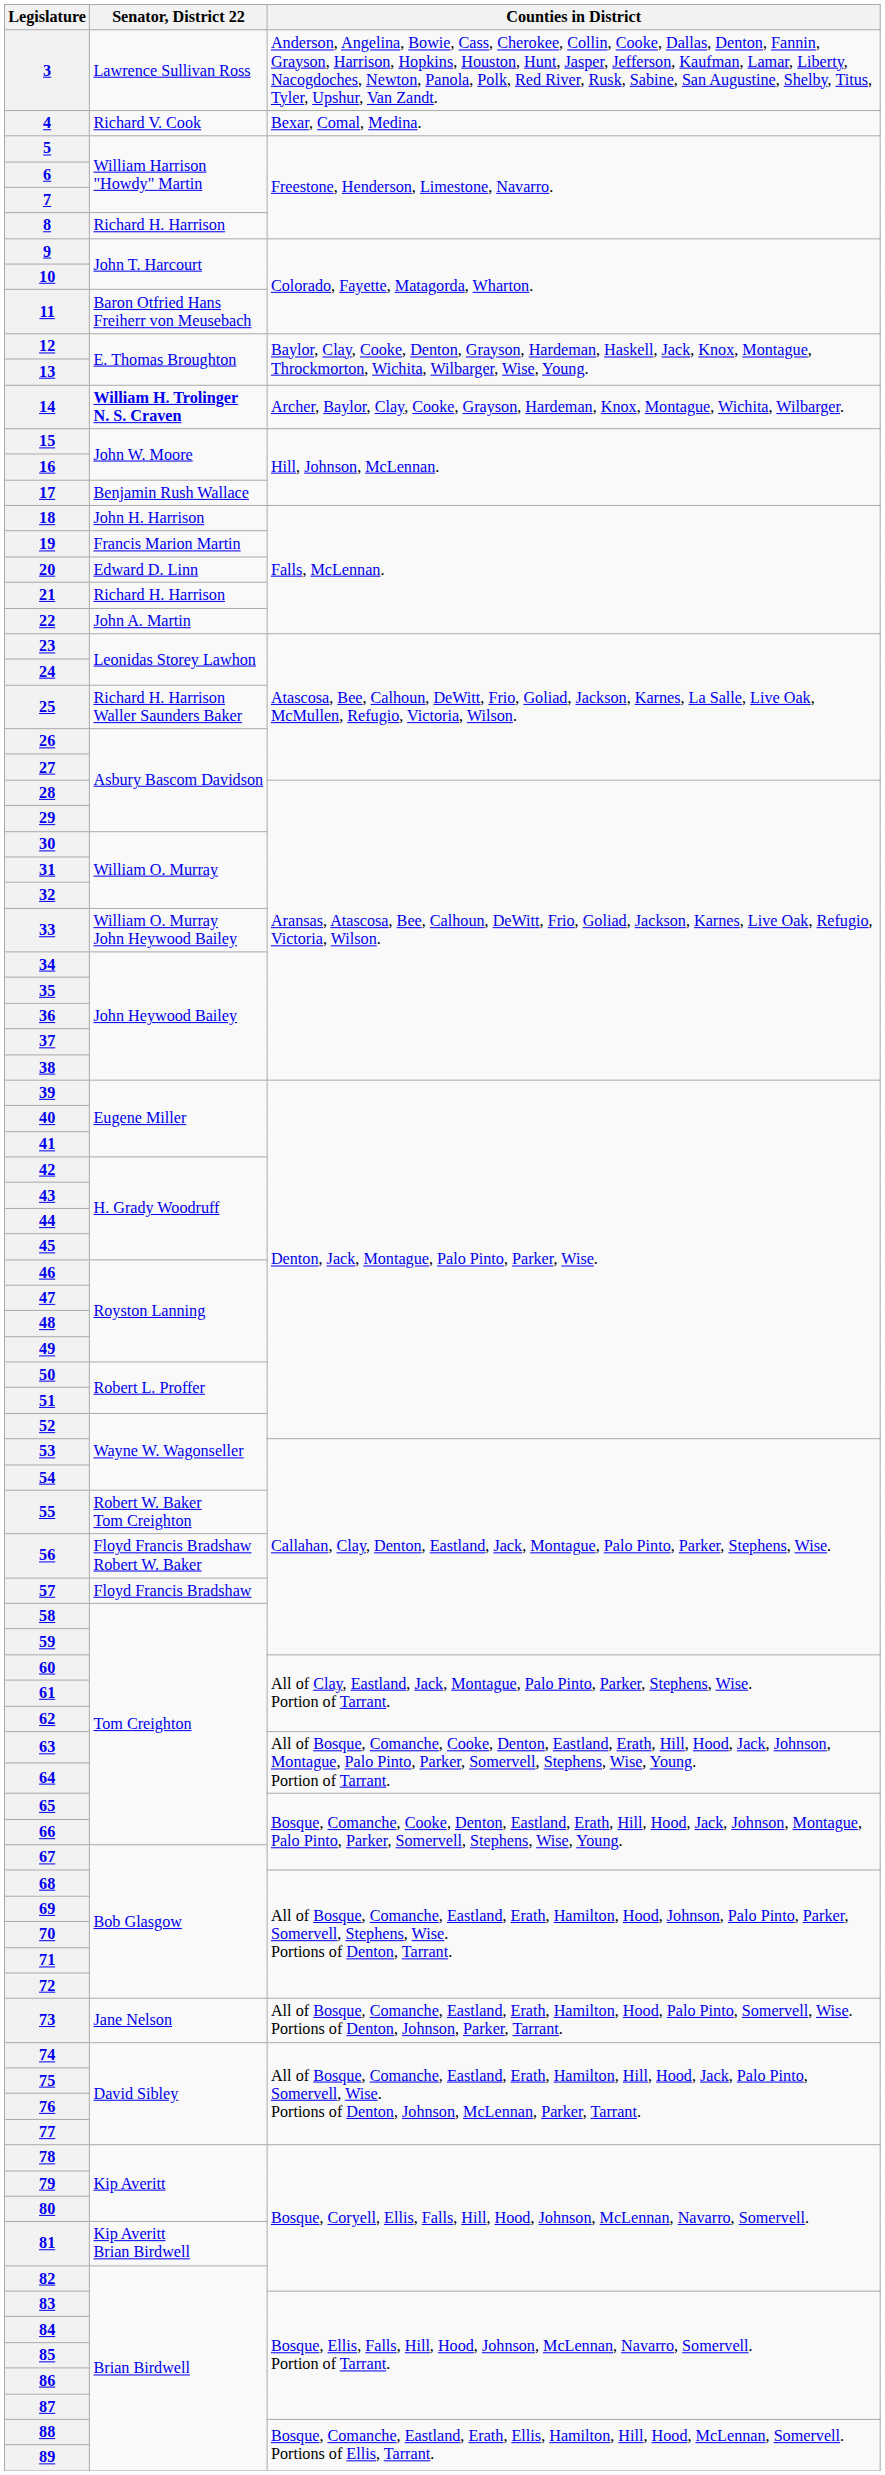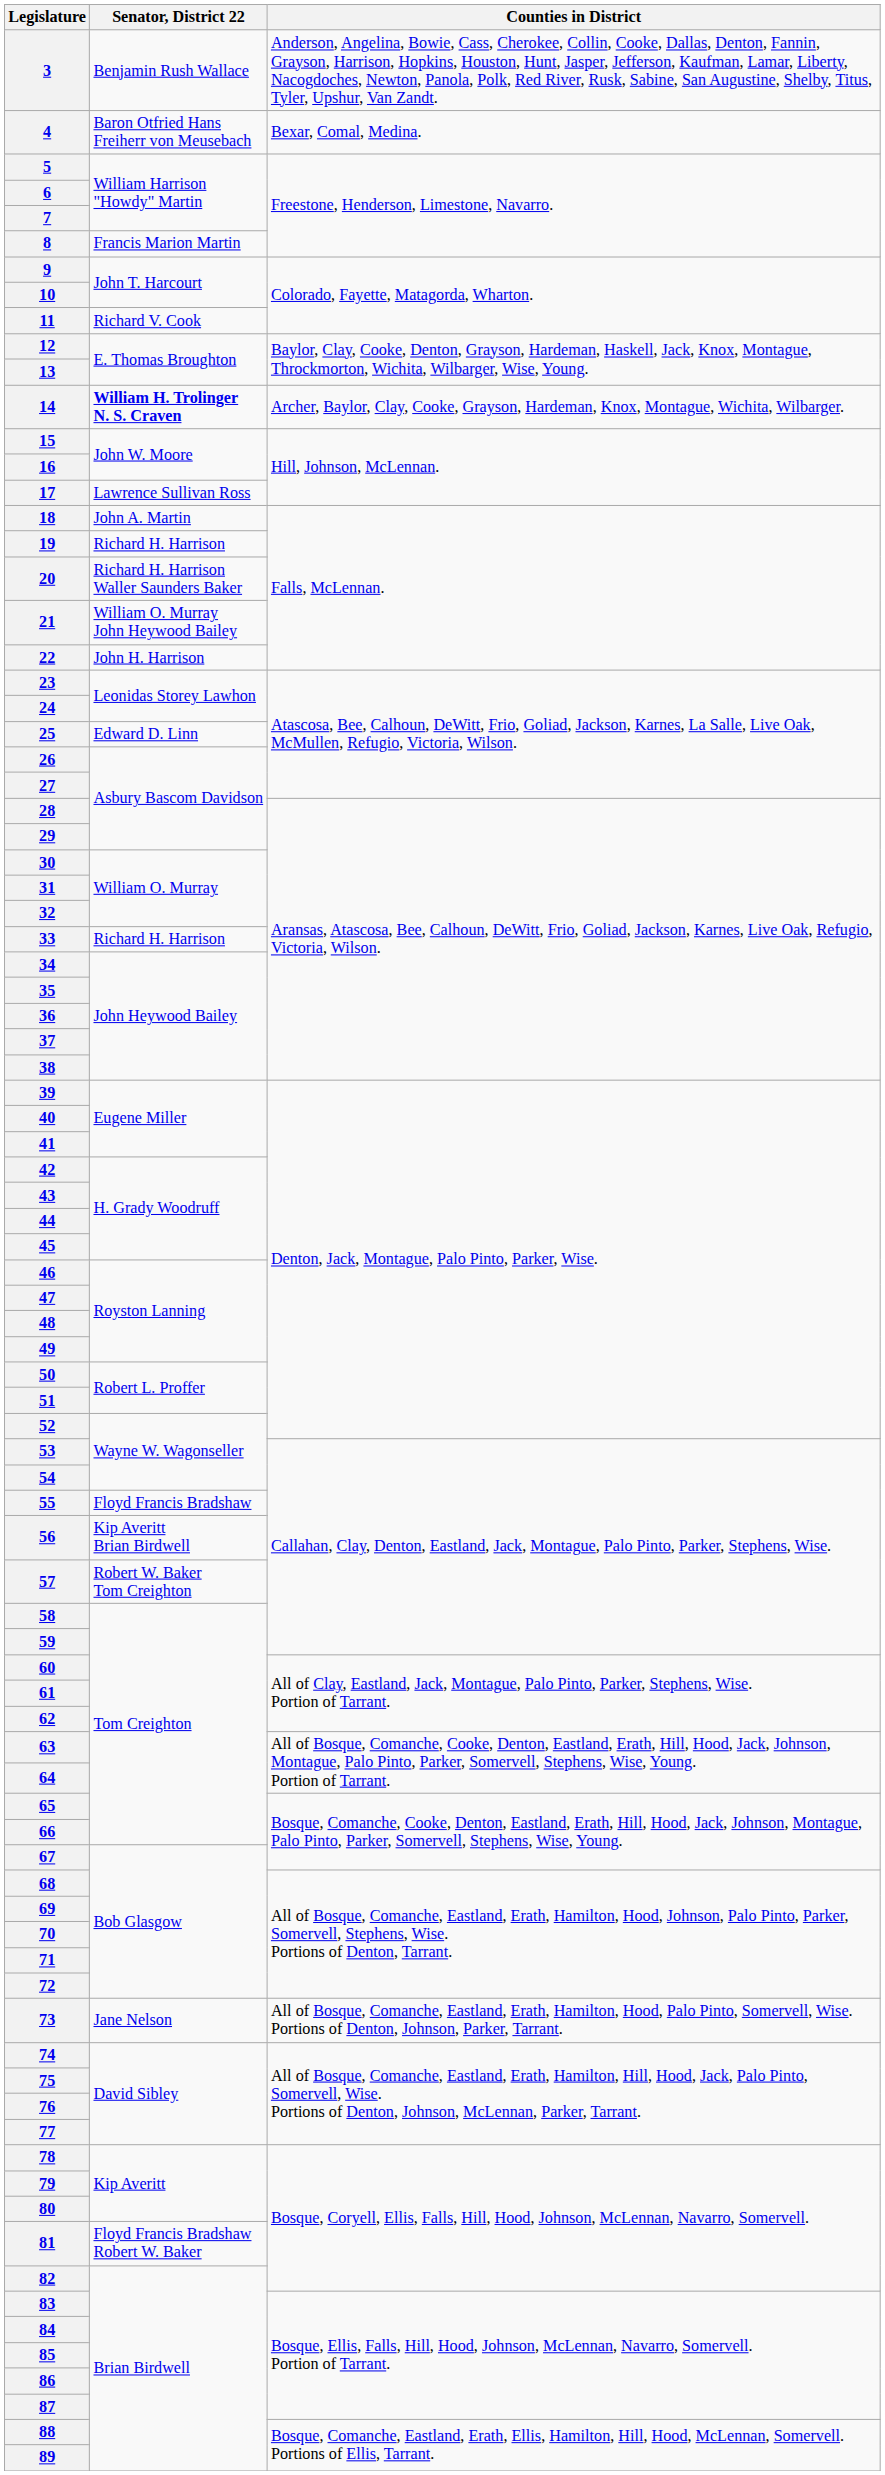(172, 70) Lawrence Sullivan Ross -> (171, 70) Benjamin Rush Wallace
(147, 123) Richard V. Cook -> (172, 132) Baron Otfried Hans Freiherr von Meusebach
(159, 225) Richard H. Harrison -> (167, 243) Francis Marion Martin
(172, 311) Baron Otfried Hans Freiherr von Meusebach -> (147, 320) Richard V. Cook
(171, 492) Benjamin Rush Wallace -> (172, 492) Lawrence Sullivan Ross
(149, 518) John H. Harrison -> (142, 518) John A. Martin
(167, 543) Francis Marion Martin -> (159, 543) Richard H. Harrison
(146, 569) Edward D. Linn -> (168, 578) Richard H. Harrison Waller Saunders Baker
(159, 595) Richard H. Harrison -> (165, 622) William O. Murray John Heywood Bailey
(142, 620) John A. Martin -> (149, 657) John H. Harrison
(168, 706) Richard H. Harrison Waller Saunders Baker -> (146, 734) Edward D. Linn
(165, 929) William O. Murray John Heywood Bailey -> (159, 939) Richard H. Harrison
(148, 1511) Robert W. Baker Tom Creighton -> (172, 1502) Floyd Francis Bradshaw
(172, 1555) Floyd Francis Bradshaw Robert W. Baker -> (142, 1537) Kip Averitt Brian Birdwell
(172, 1590) Floyd Francis Bradshaw -> (148, 1581) Robert W. Baker Tom Creighton
(142, 2243) Kip Averitt Brian Birdwell -> (172, 2243) Floyd Francis Bradshaw Robert W. Baker
